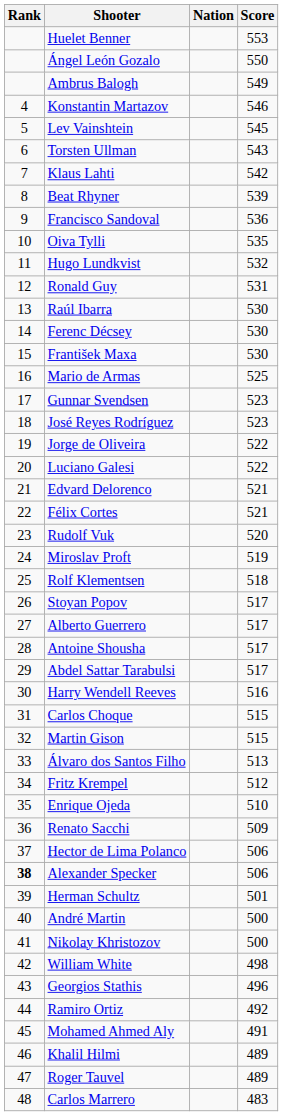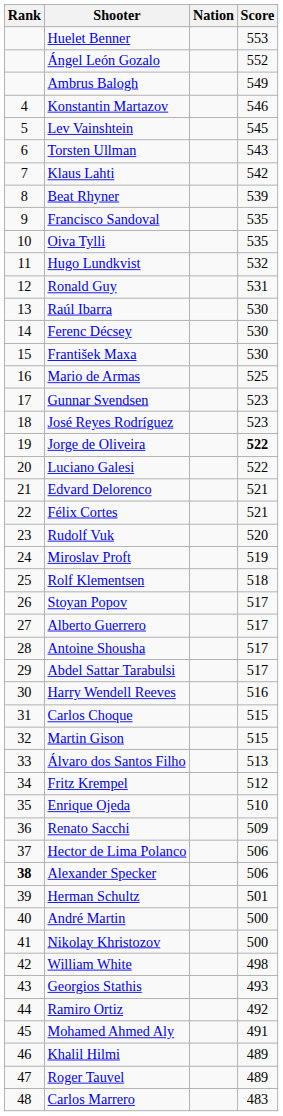(257, 60) 550 -> (257, 60) 552
(257, 219) 536 -> (257, 219) 535
(257, 444) normal -> (257, 444) bold
(257, 986) 496 -> (257, 986) 493
